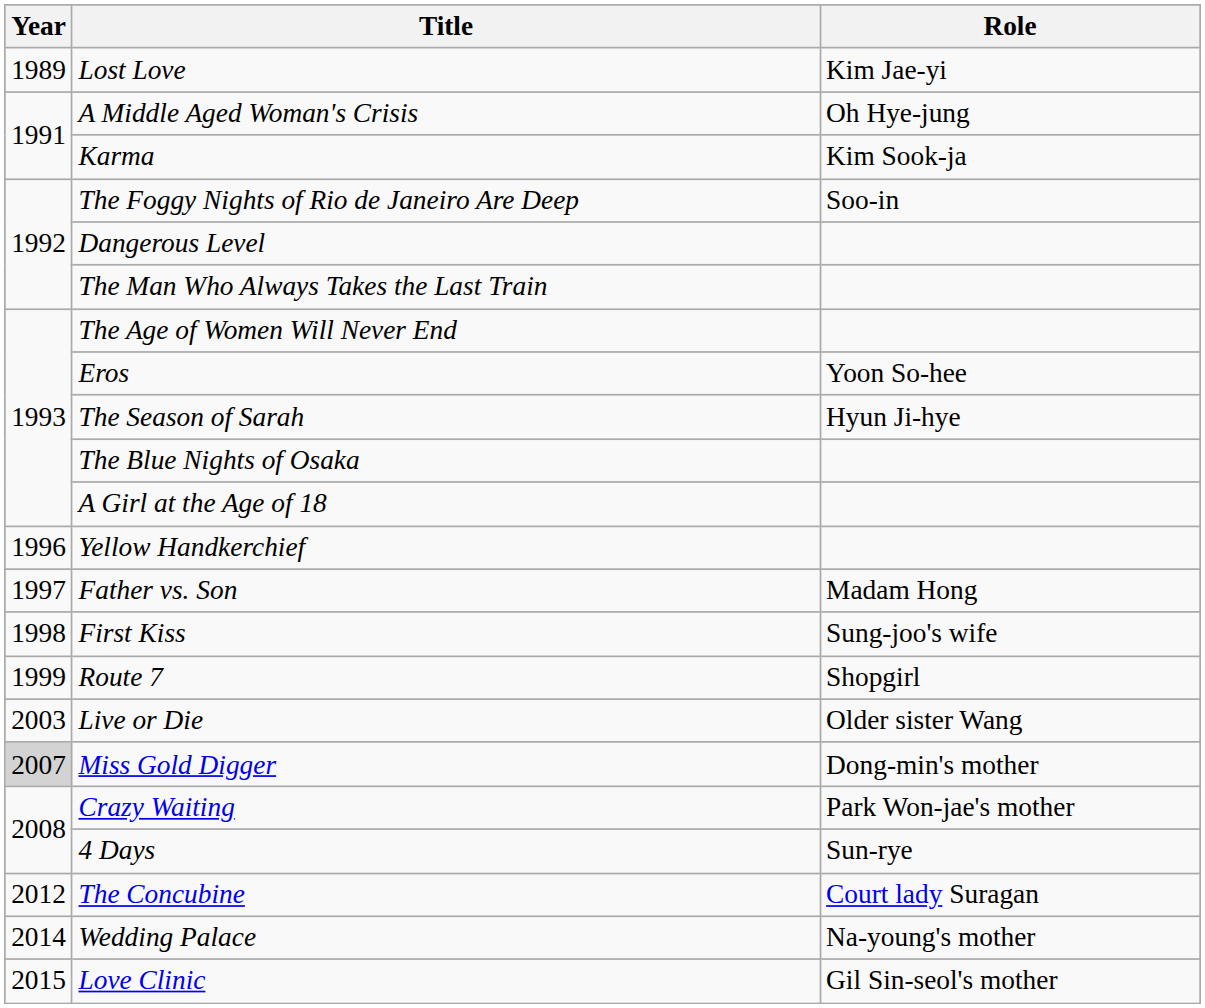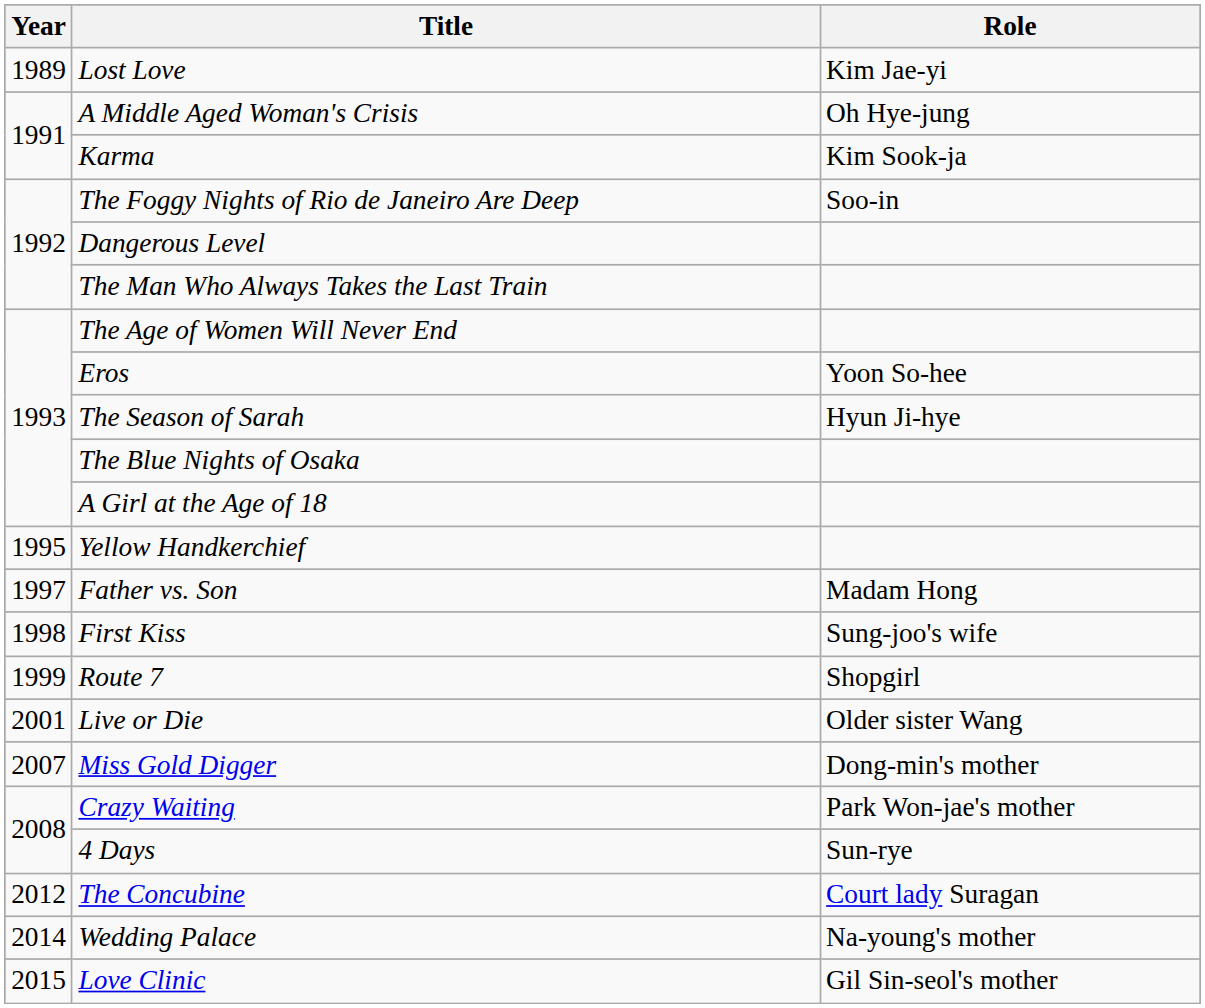(39, 546) 1996 -> (39, 546) 1995
(39, 720) 2003 -> (39, 720) 2001
(39, 763) lightgrey background -> (39, 763) no background
